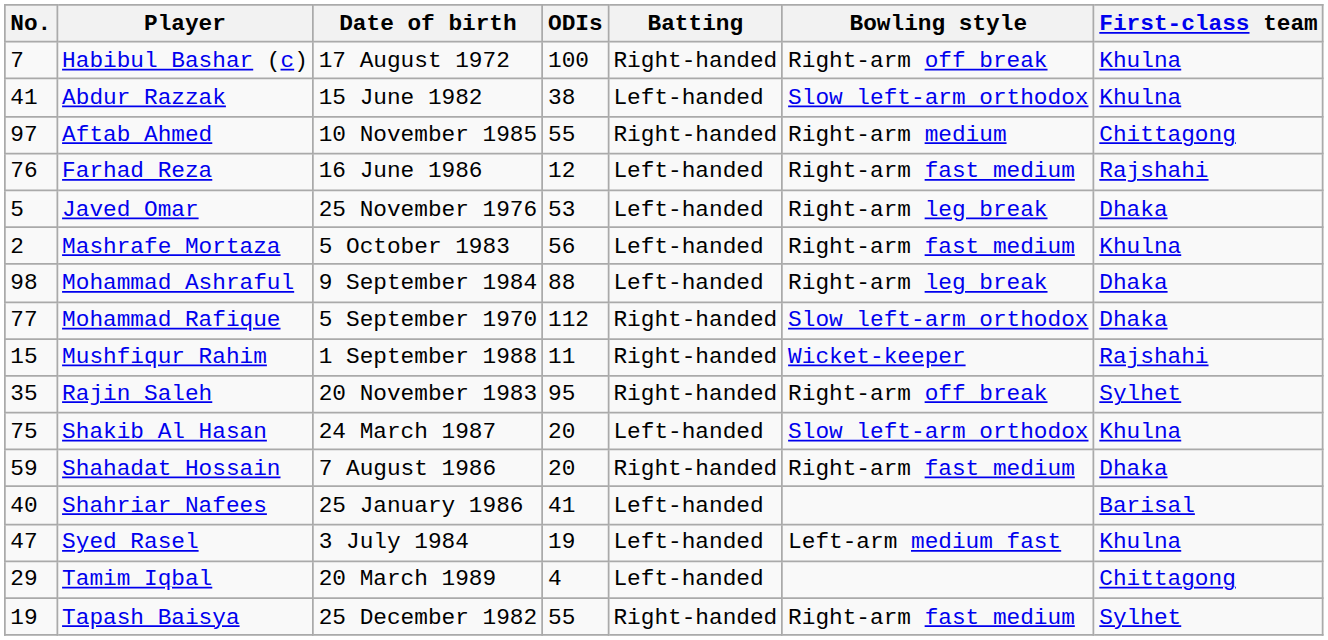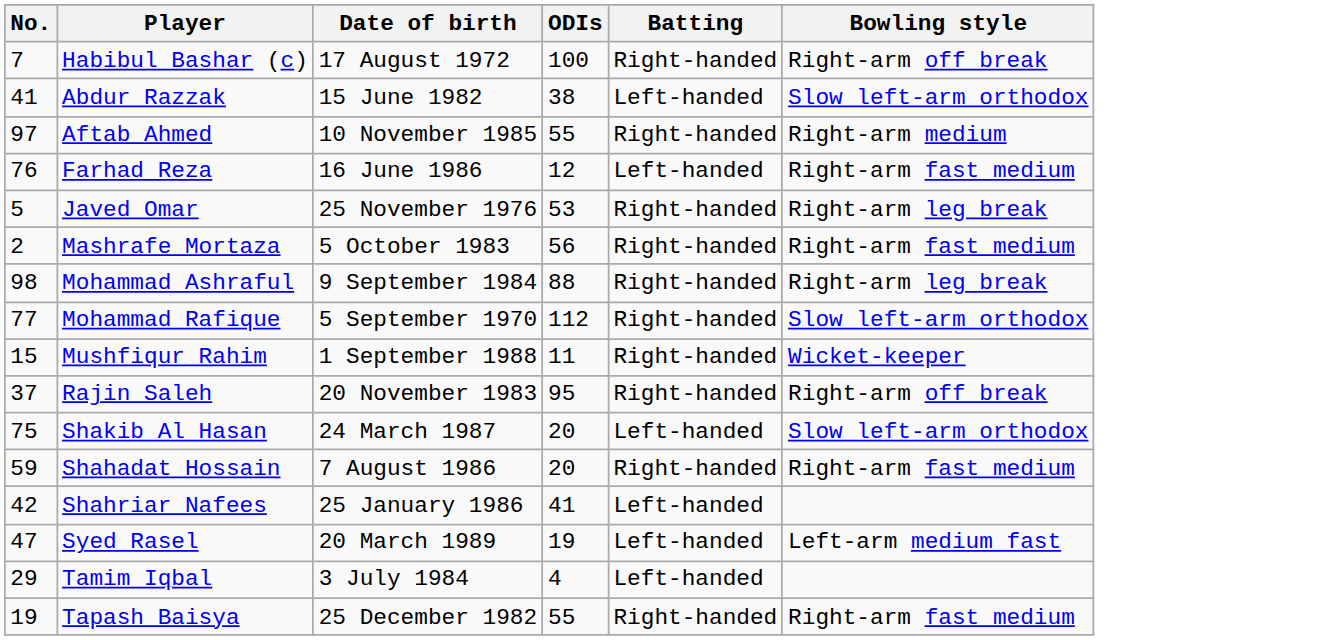- column: (1209, 23)
(689, 209) Left-handed -> (695, 209) Right-handed
(689, 246) Left-handed -> (695, 246) Right-handed
(689, 283) Left-handed -> (695, 283) Right-handed
(24, 394) 35 -> (24, 394) 37
(24, 505) 40 -> (24, 505) 42
(394, 543) 3 July 1984 -> (407, 543) 20 March 1989
(407, 580) 20 March 1989 -> (394, 580) 3 July 1984
